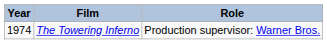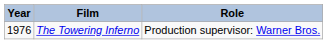(19, 31) 1974 -> (19, 31) 1976
